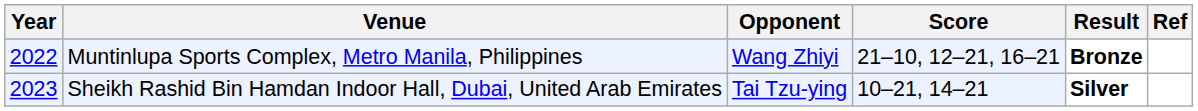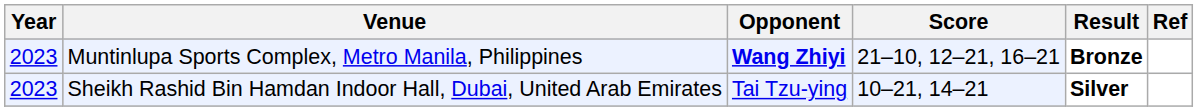(34, 56) 2022 -> (34, 56) 2023
(785, 56) normal -> (789, 56) bold
